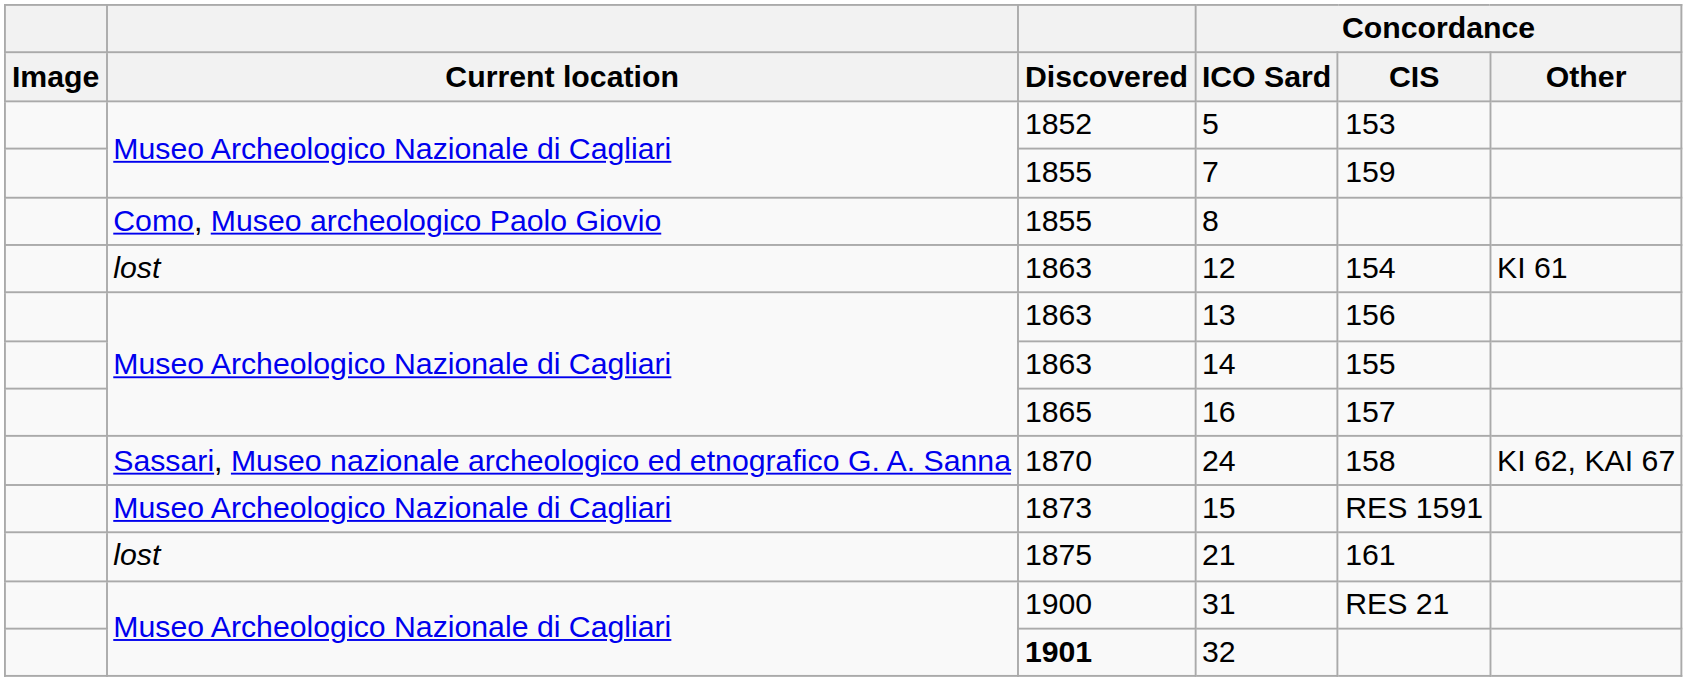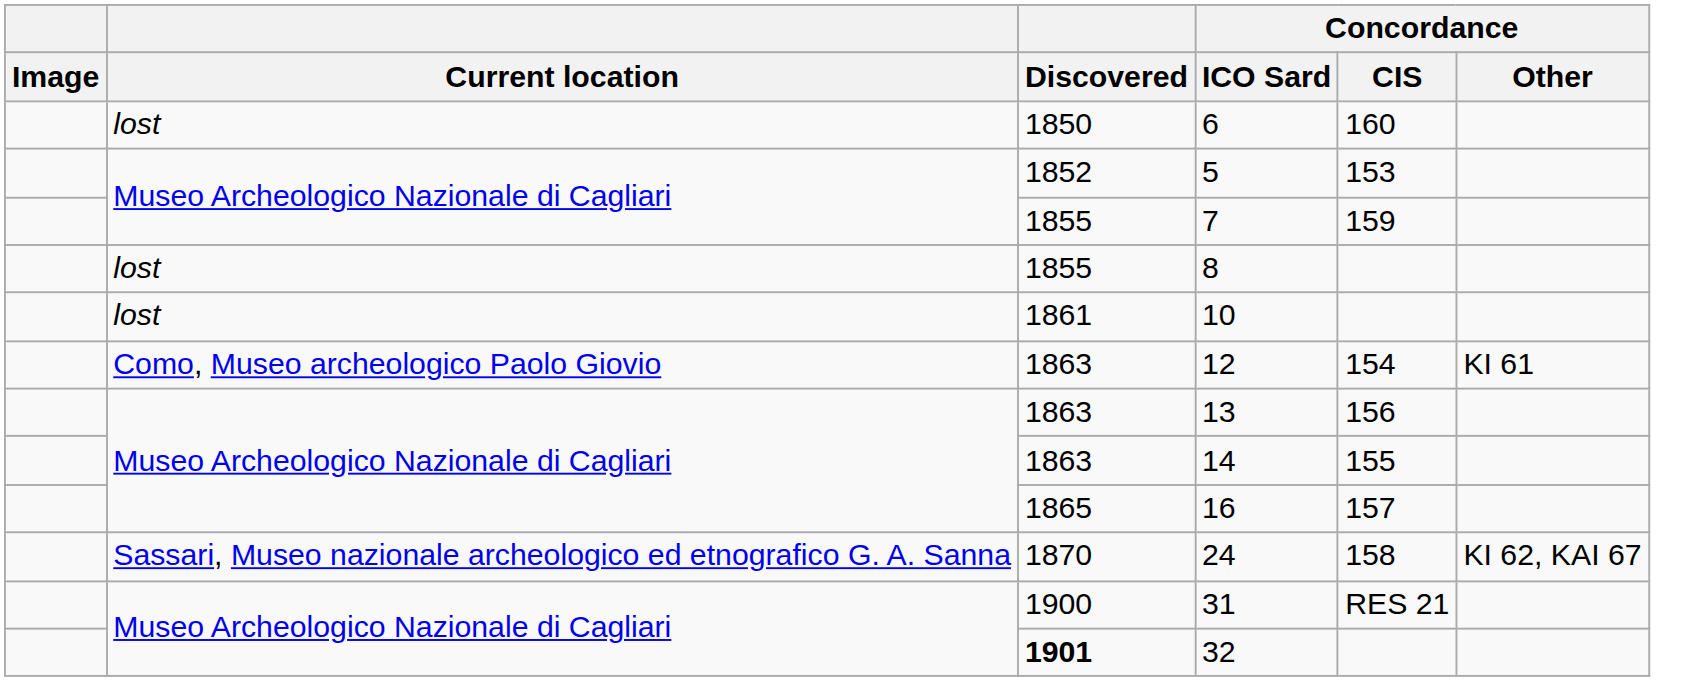+ row: (1210, 124)
(387, 220) Como, Museo archeologico Paolo Giovio -> (137, 268) lost
+ row: (1219, 316)
(137, 268) lost -> (387, 364) Como, Museo archeologico Paolo Giovio
- row: (1219, 508)
- row: (1219, 556)
